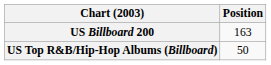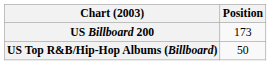(243, 32) 163 -> (243, 32) 173
